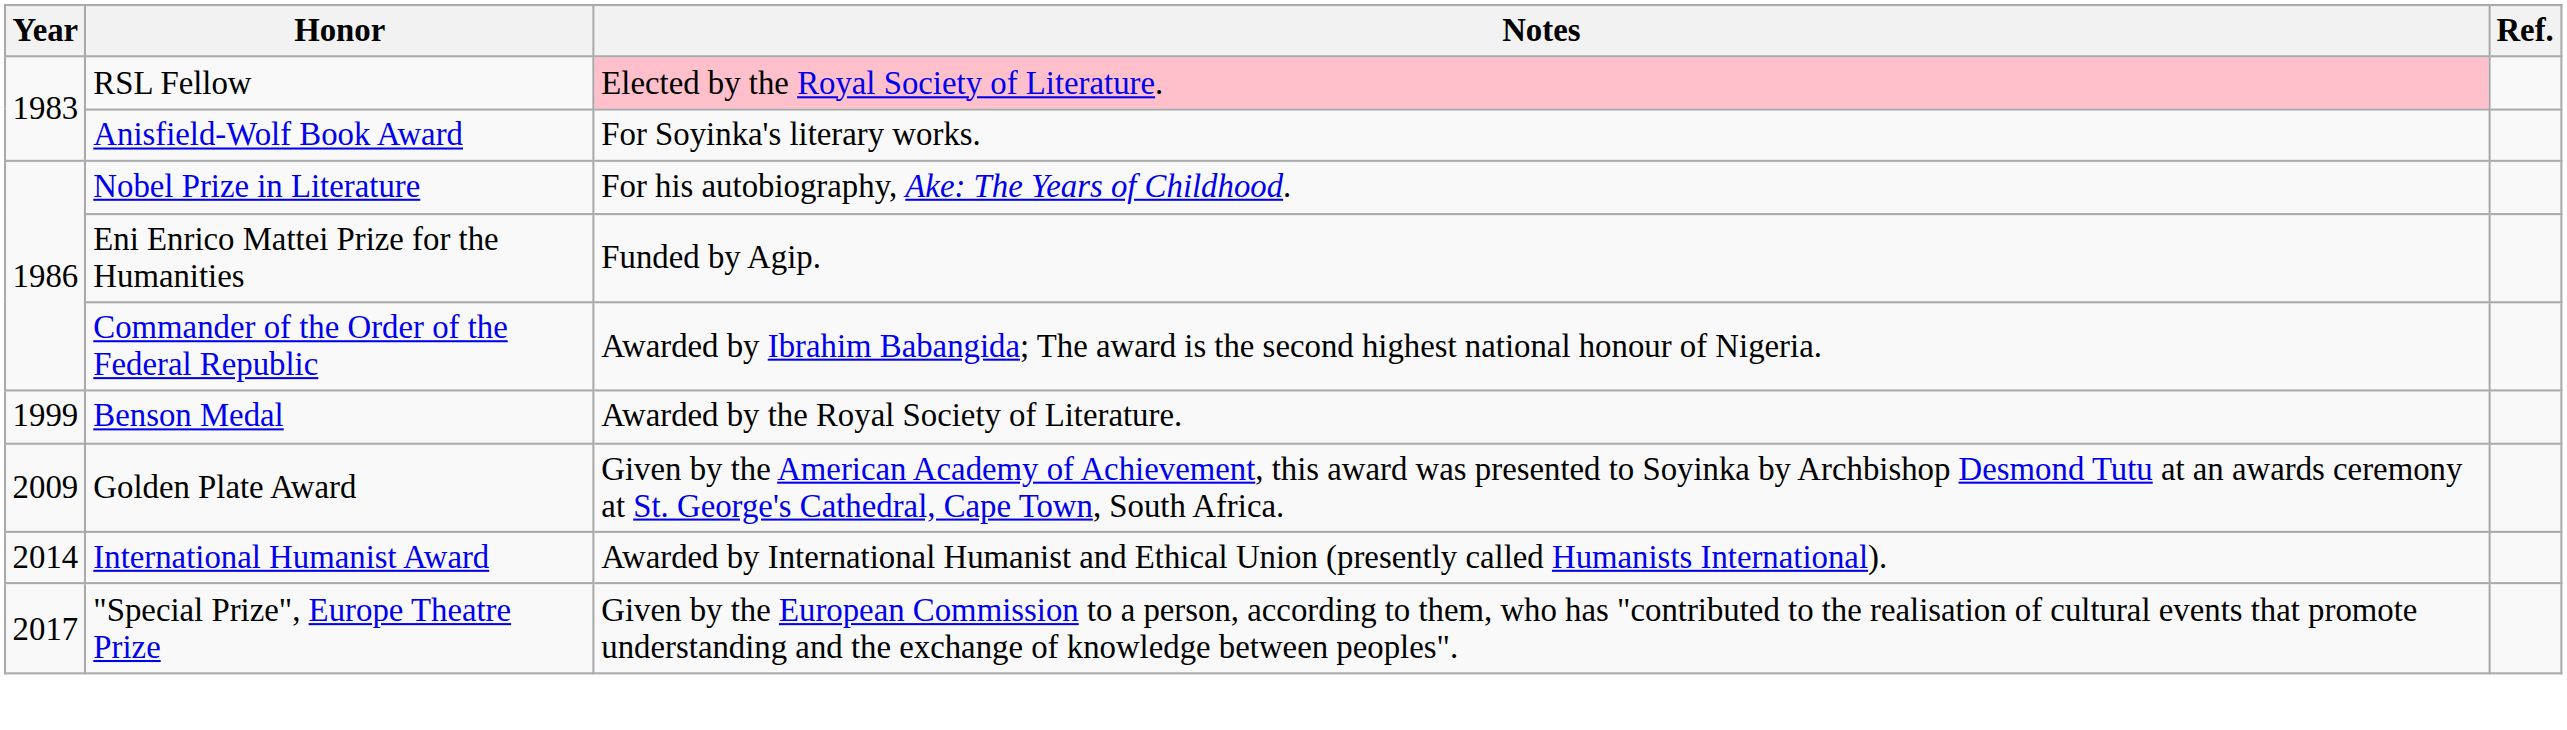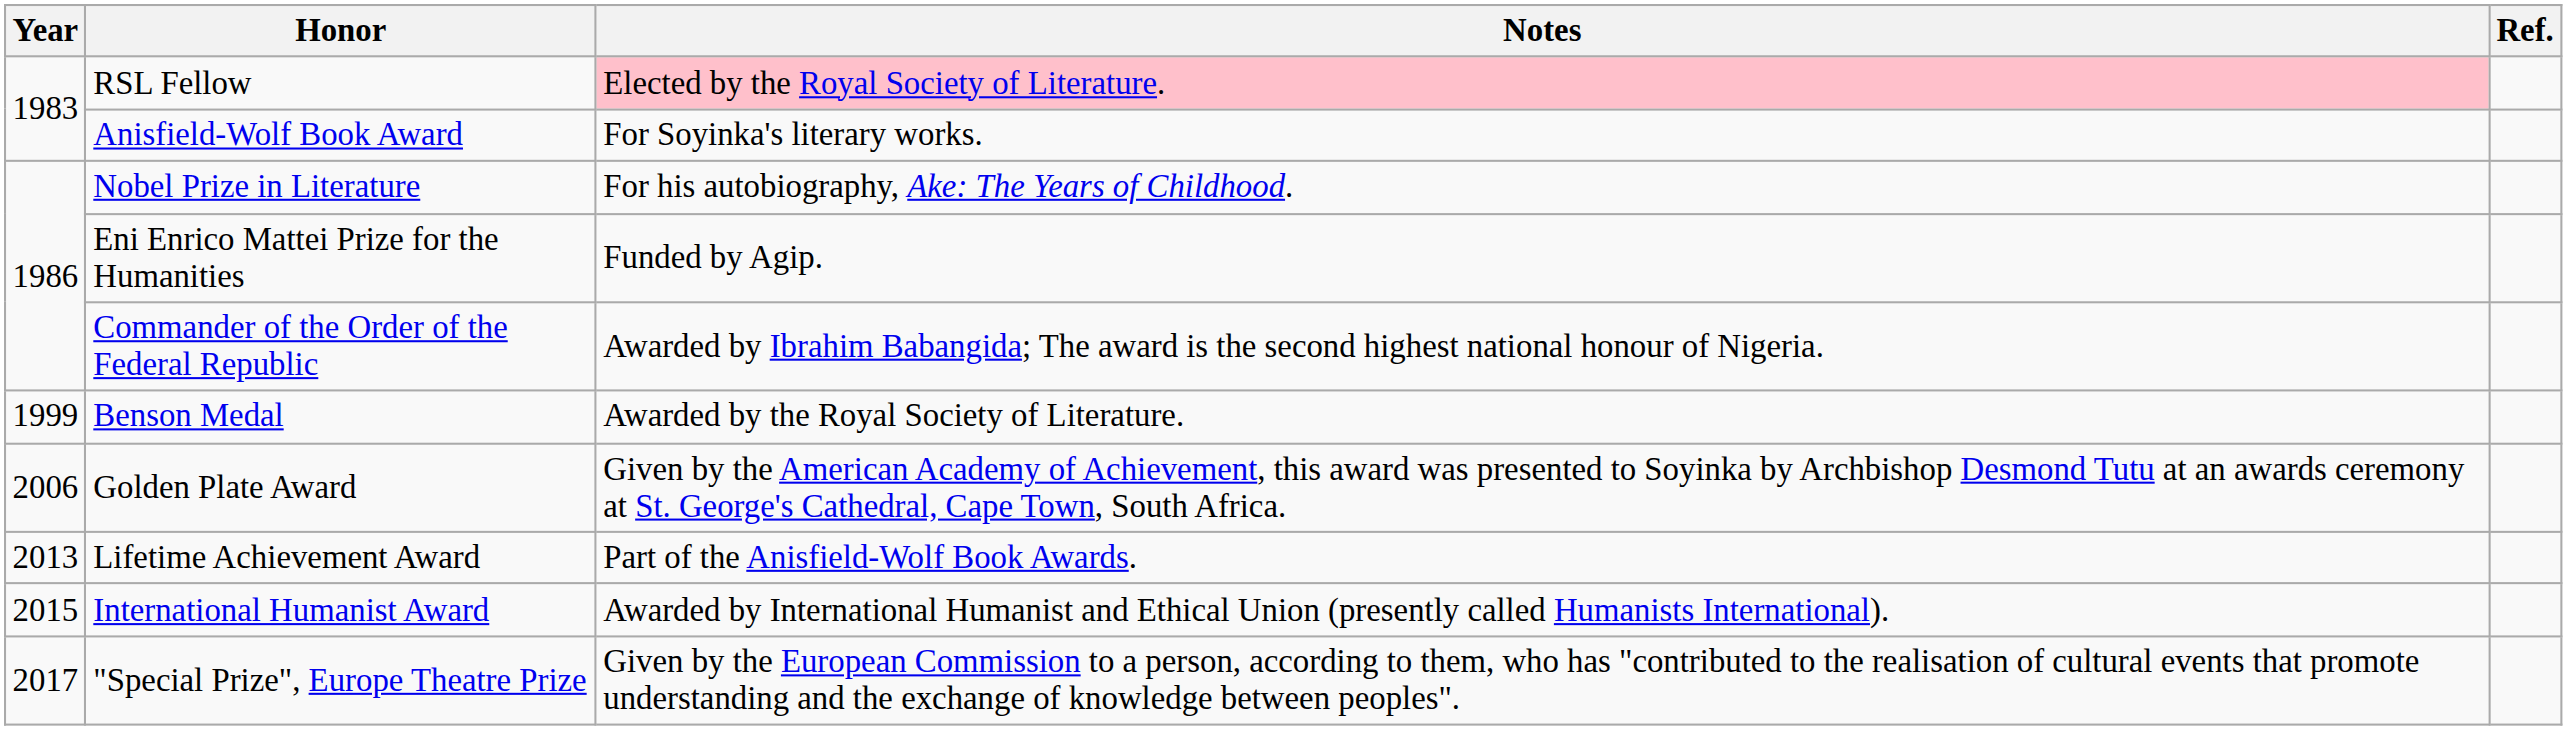(45, 486) 2009 -> (45, 486) 2006
+ row: (287, 557)
(45, 557) 2014 -> (45, 609) 2015
